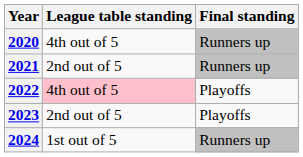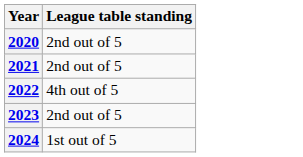- column: (247, 16)
(82, 41) 4th out of 5 -> (84, 41) 2nd out of 5
(82, 90) pink background -> (82, 90) no background
